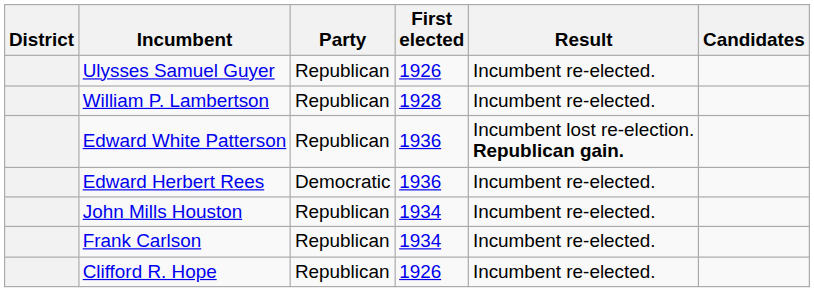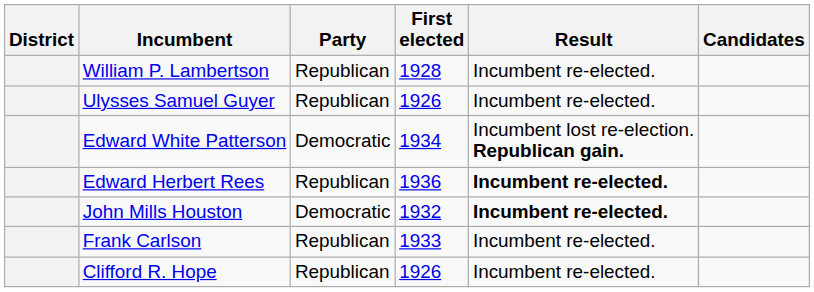rows swapped: (176, 100) <-> (179, 70)
(342, 141) Republican -> (343, 141) Democratic
(420, 141) 1936 -> (420, 141) 1934
(343, 181) Democratic -> (342, 181) Republican
(564, 181) normal -> (570, 181) bold
(342, 211) Republican -> (343, 211) Democratic
(420, 211) 1934 -> (420, 211) 1932
(564, 211) normal -> (570, 211) bold
(420, 241) 1934 -> (420, 241) 1933
